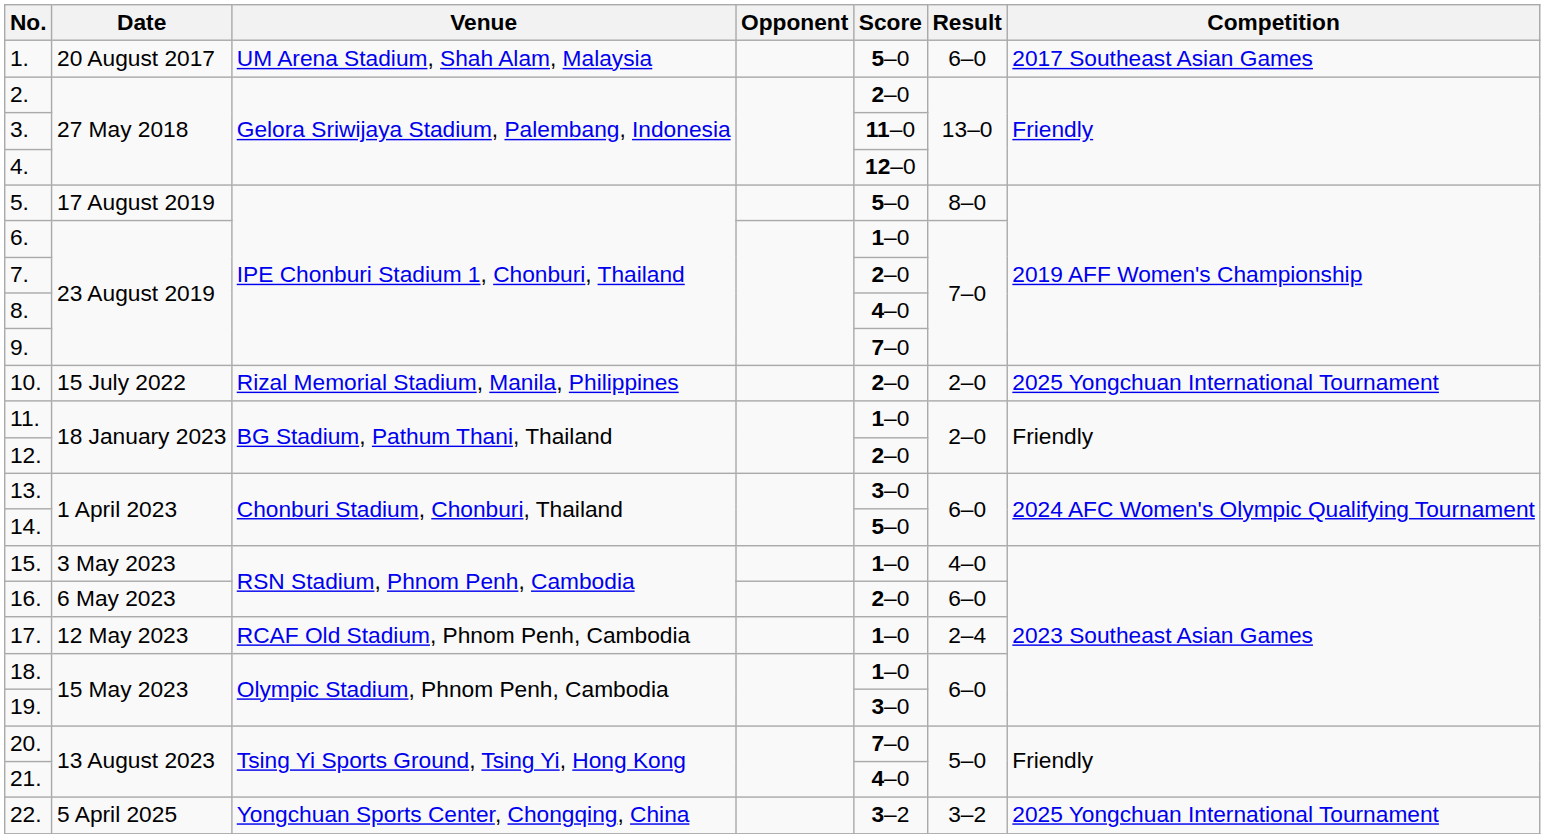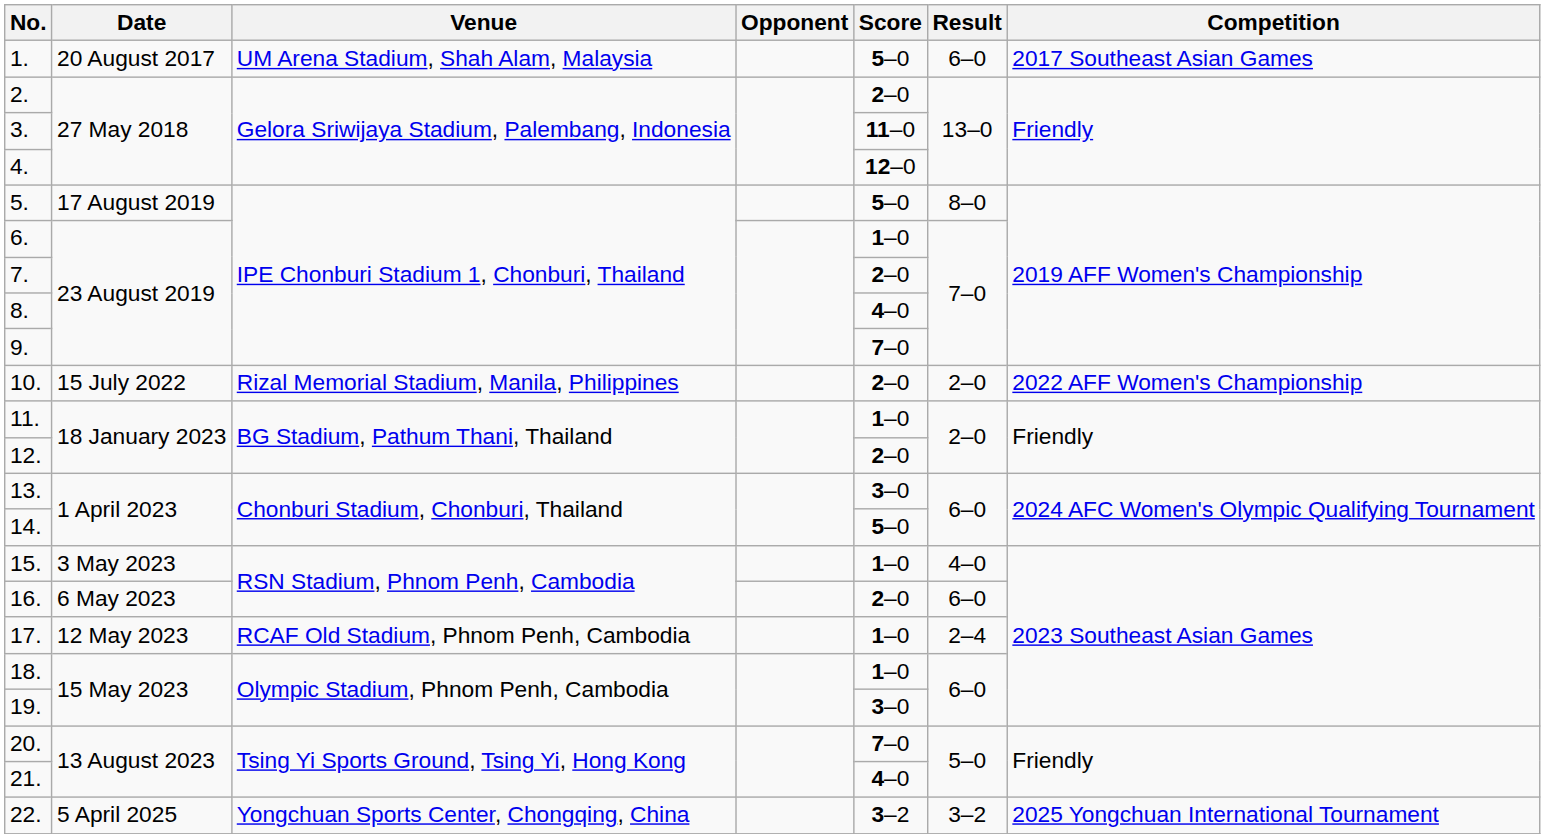(1226, 382) 2025 Yongchuan International Tournament -> (1187, 382) 2022 AFF Women's Championship
